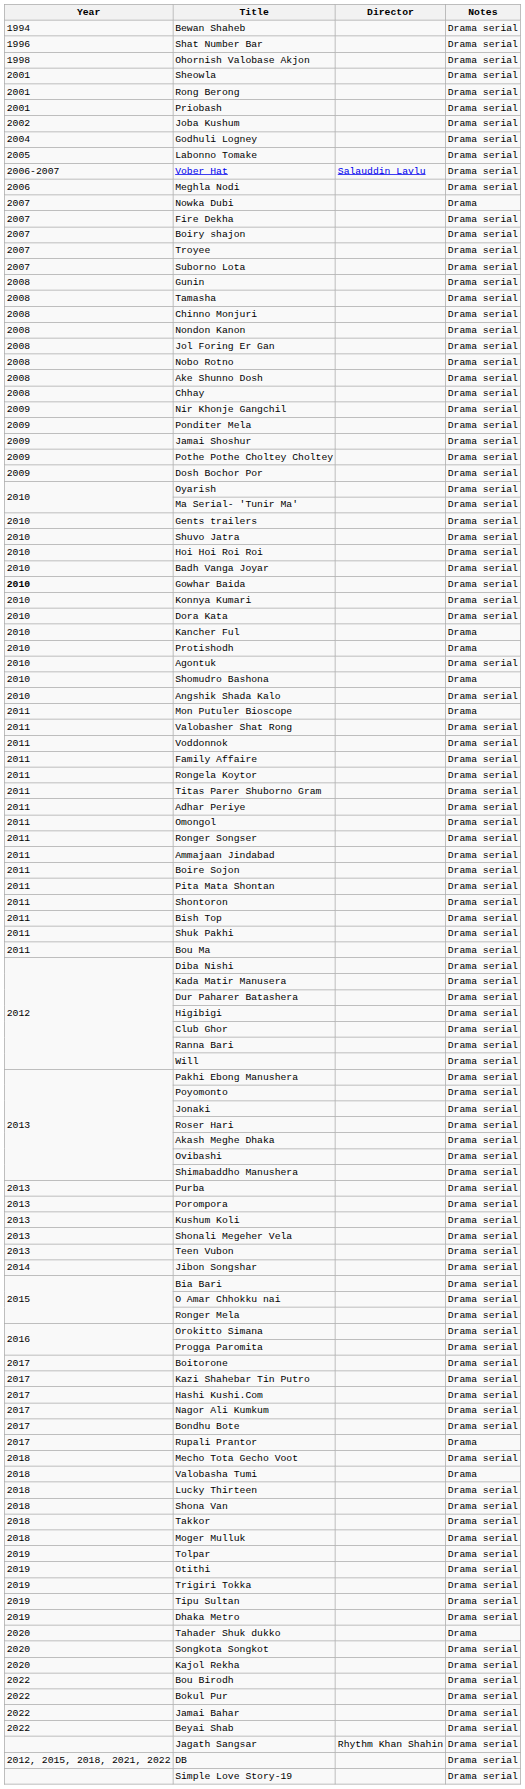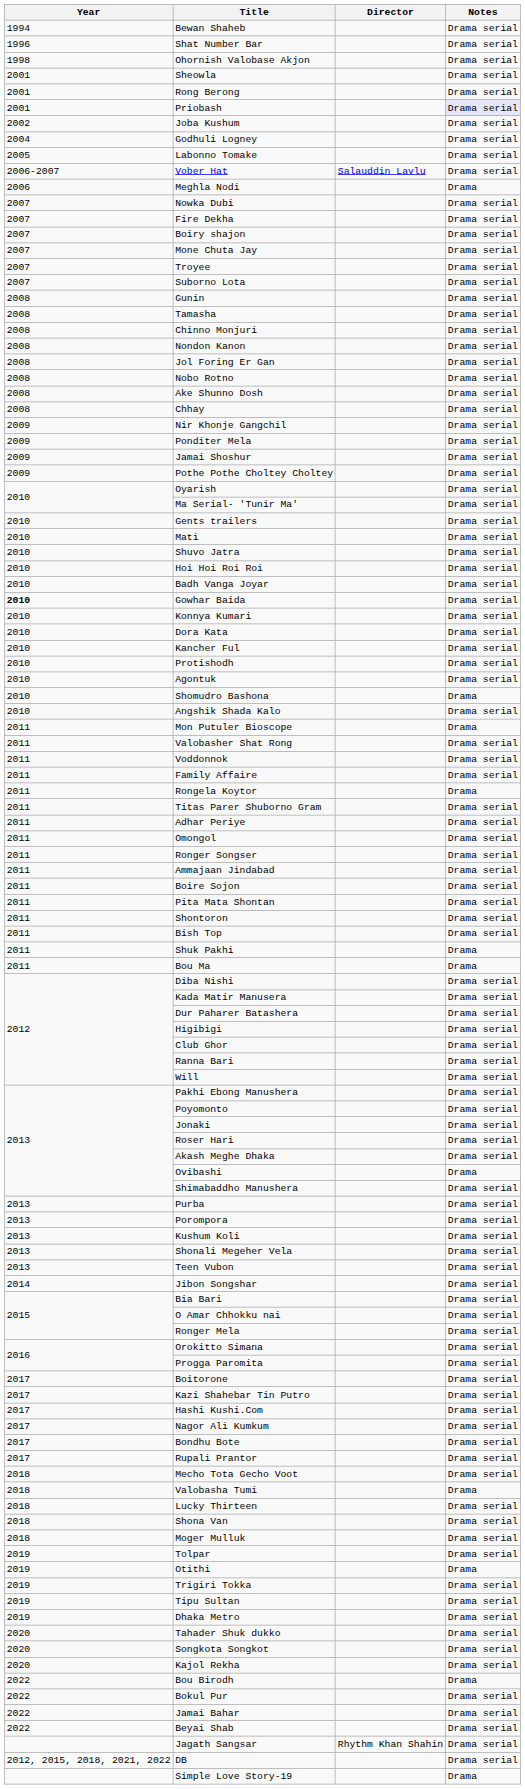(483, 108) no background -> (483, 108) lavender background
(483, 187) Drama serial -> (462, 187) Drama
(462, 203) Drama -> (483, 203) Drama serial
+ row: (216, 251)
- row: (219, 473)
+ row: (187, 537)
(462, 632) Drama -> (483, 648) Drama serial
(462, 648) Drama -> (483, 664) Drama serial
(483, 775) Drama serial -> (462, 791) Drama
(483, 934) Drama serial -> (462, 950) Drama
(483, 950) Drama serial -> (462, 966) Drama
(483, 1156) Drama serial -> (462, 1172) Drama
(462, 1442) Drama -> (483, 1458) Drama serial
- row: (193, 1522)
(483, 1570) Drama serial -> (462, 1570) Drama
(462, 1633) Drama -> (483, 1633) Drama serial
(483, 1681) Drama serial -> (462, 1681) Drama
(483, 1776) Drama serial -> (462, 1776) Drama
